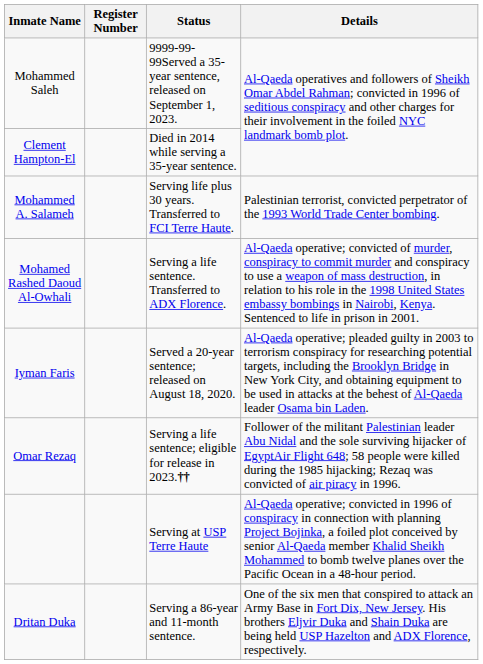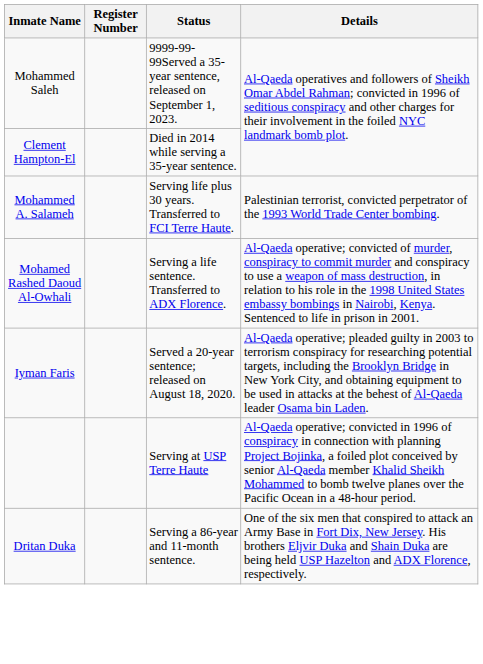- row: (45, 456)
